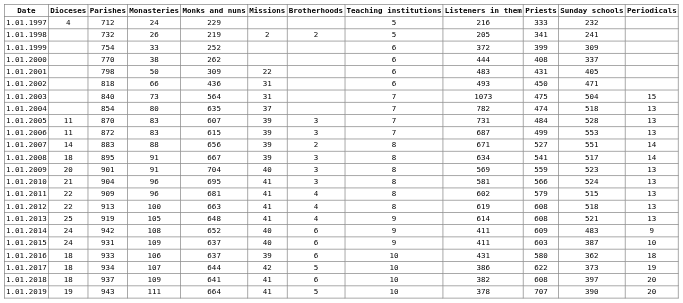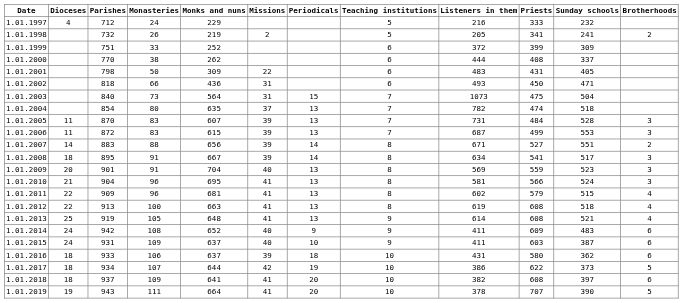columns swapped: (316, 10) <-> (652, 10)
(108, 47) 754 -> (108, 47) 751
